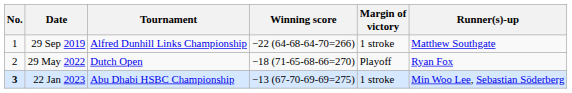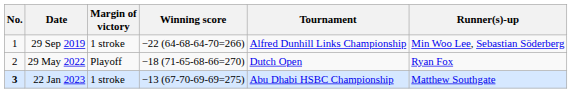columns swapped: (169, 19) <-> (383, 19)
(453, 44) Matthew Southgate -> (488, 44) Min Woo Lee, Sebastian Söderberg
(488, 79) Min Woo Lee, Sebastian Söderberg -> (453, 79) Matthew Southgate
